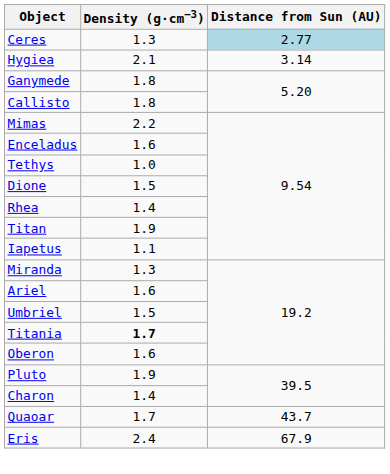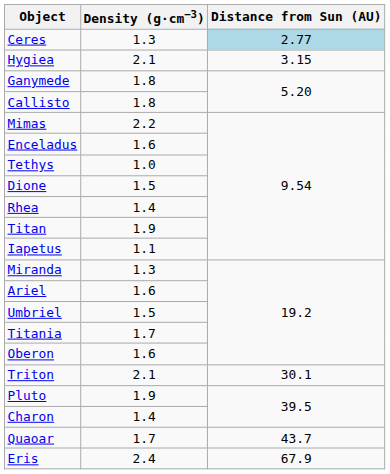(296, 60) 3.14 -> (296, 60) 3.15
(144, 333) bold -> (144, 333) normal
+ row: (31, 375)
